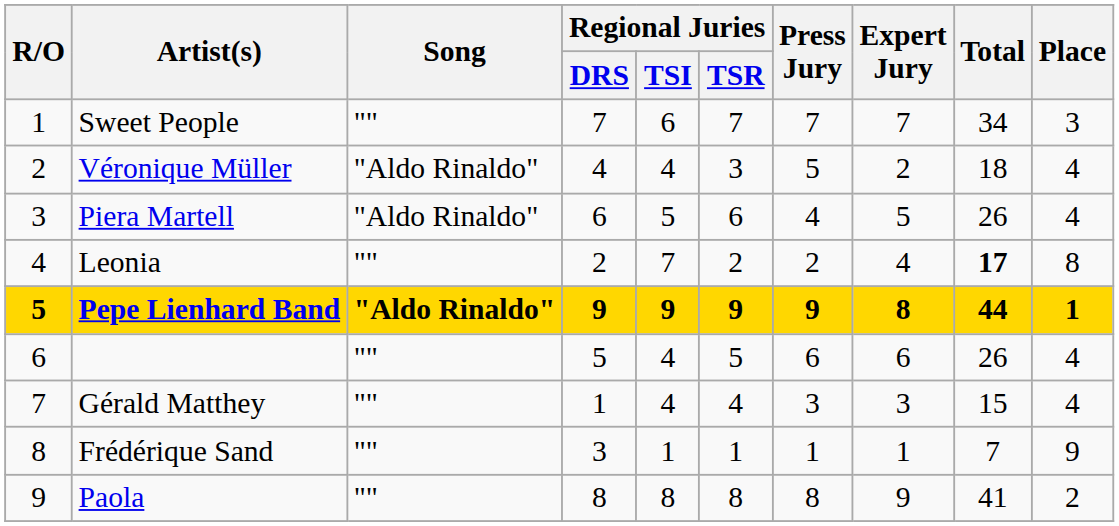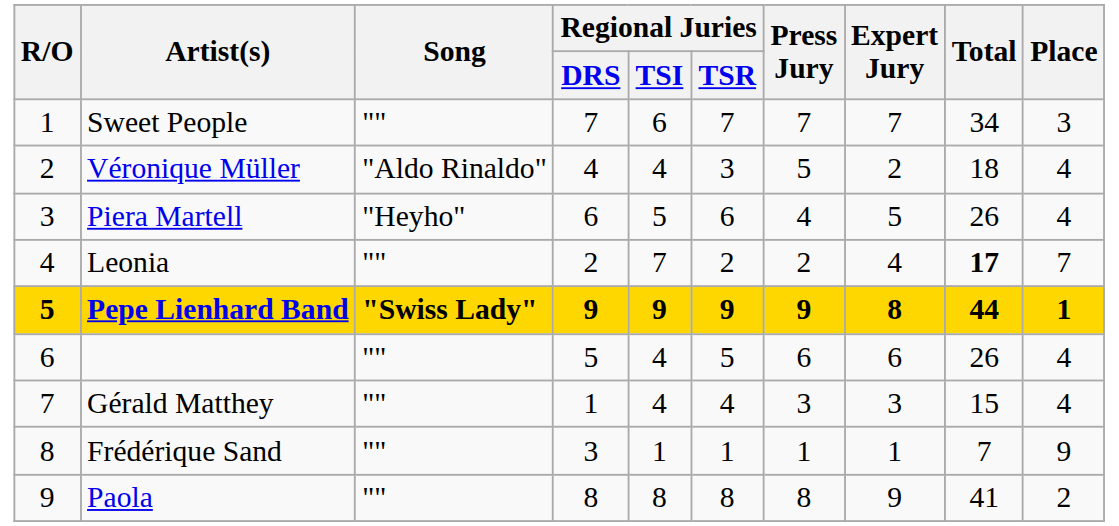(446, 215) "Aldo Rinaldo" -> (414, 215) "Heyho"
(1072, 262) 8 -> (1064, 262) 7
(455, 309) "Aldo Rinaldo" -> (450, 309) "Swiss Lady"
